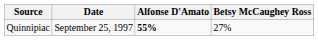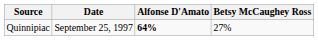(147, 27) 55% -> (147, 27) 64%
